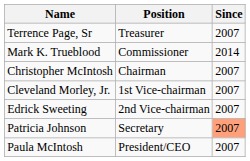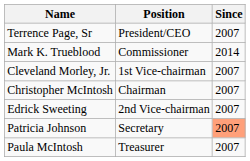(141, 33) Treasurer -> (154, 33) President/CEO
rows swapped: (60, 71) <-> (59, 90)
(154, 147) President/CEO -> (141, 147) Treasurer
